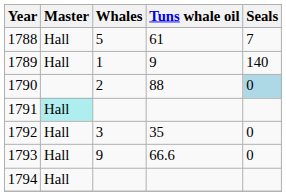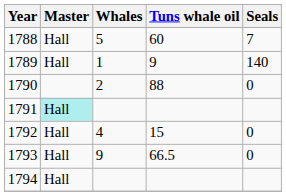(157, 39) 61 -> (157, 39) 60
(250, 86) lightblue background -> (250, 86) no background
(99, 132) 3 -> (99, 132) 4
(157, 132) 35 -> (157, 132) 15
(162, 156) 66.6 -> (162, 156) 66.5
